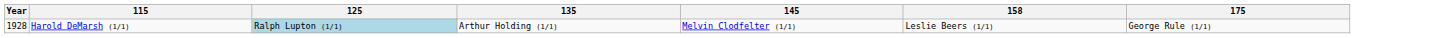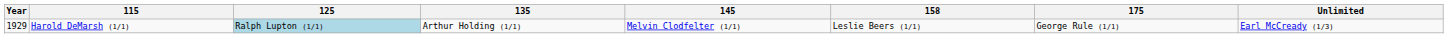+ column: (1341, 11)
(17, 26) 1928 -> (17, 26) 1929
